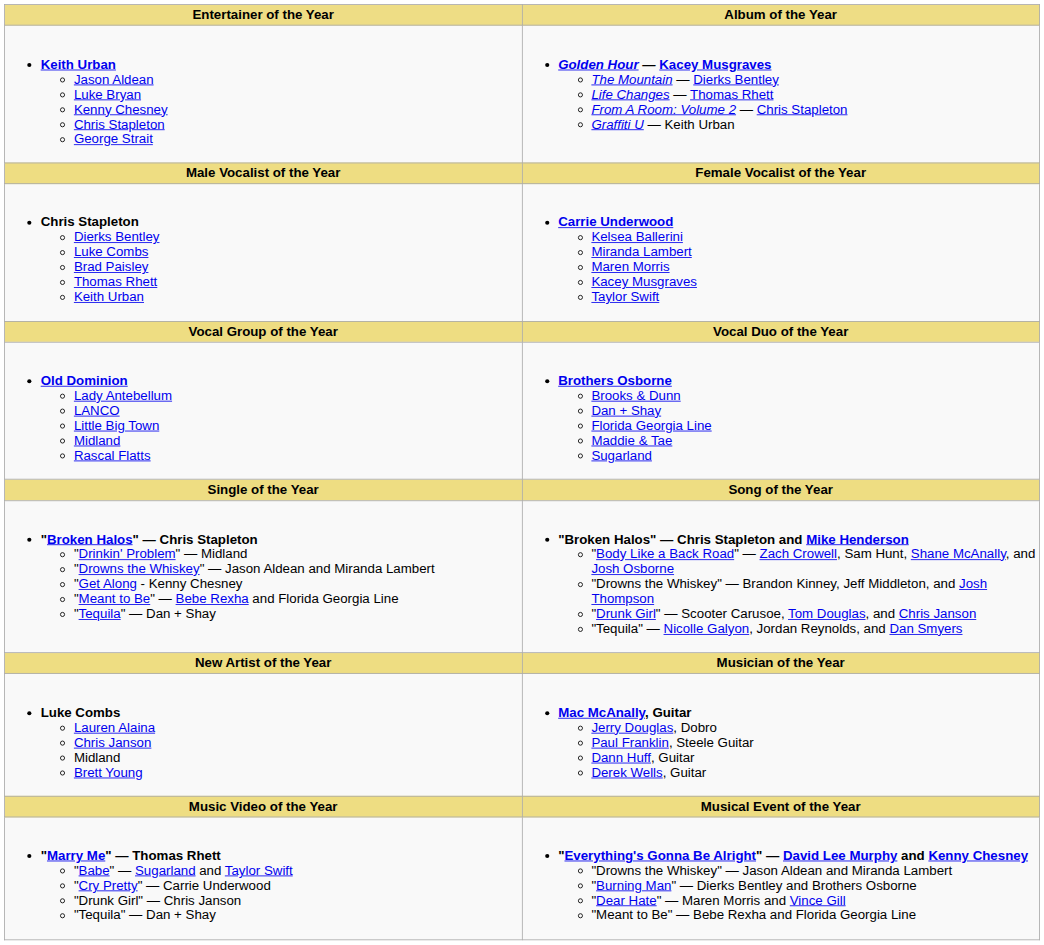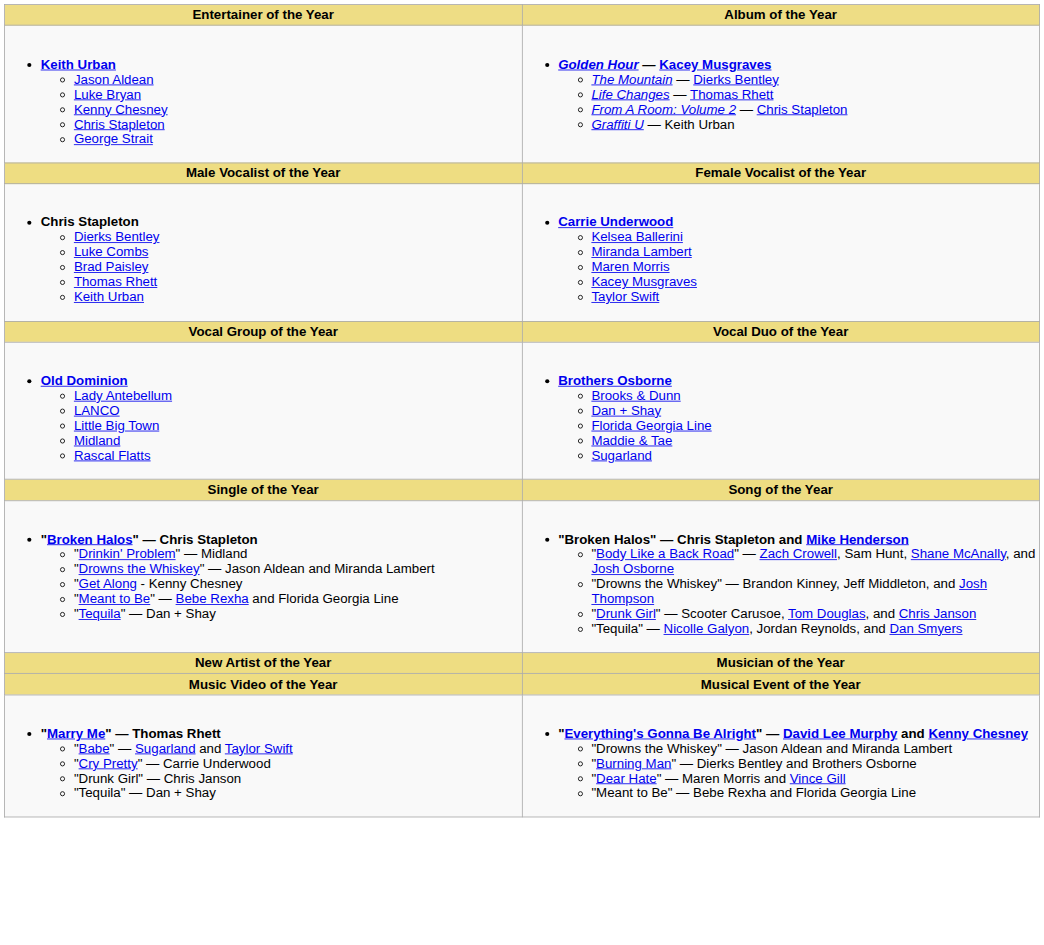- row: (263, 742)
